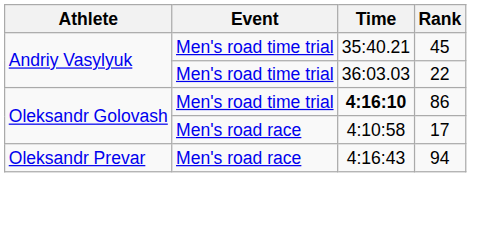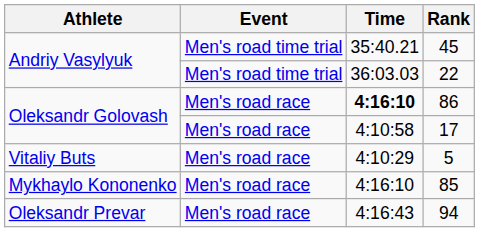(255, 102) Men's road time trial -> (248, 102) Men's road race
+ row: (449, 158)
+ row: (449, 185)
